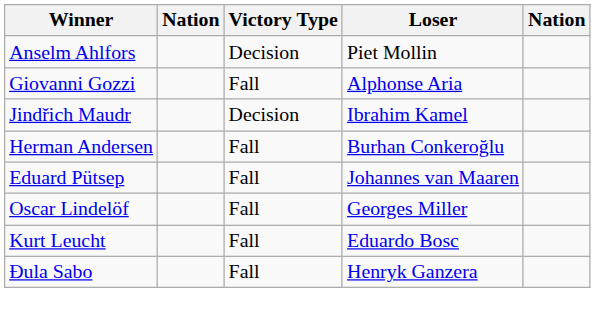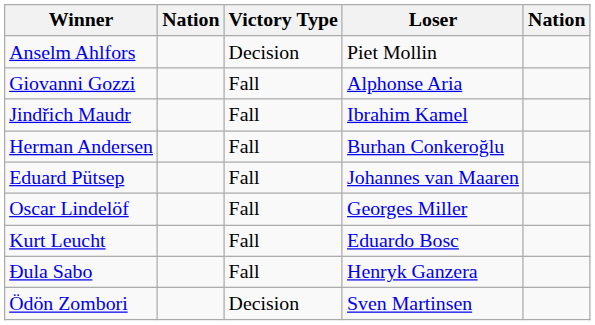(264, 114) Decision -> (244, 114) Fall
+ row: (68, 303)
